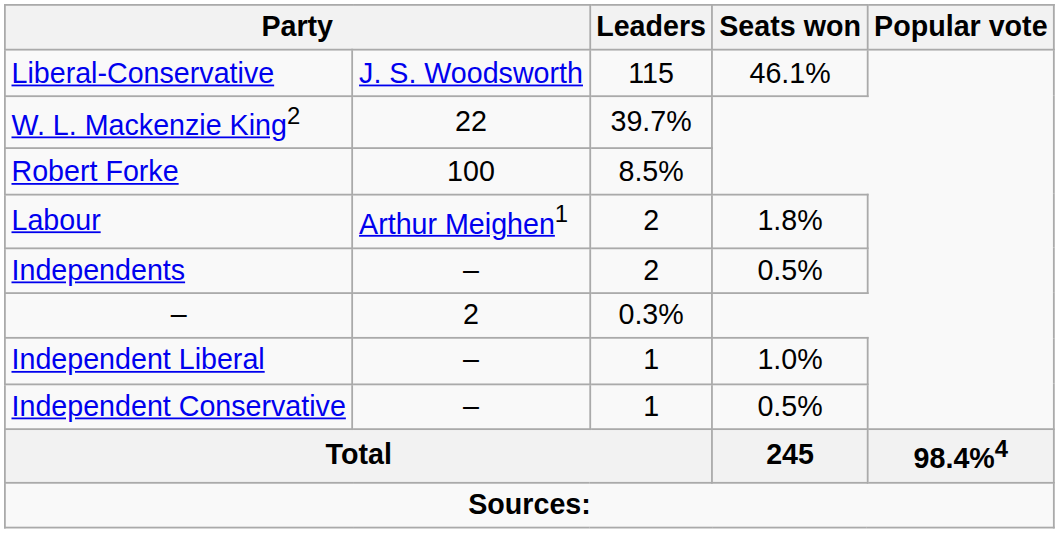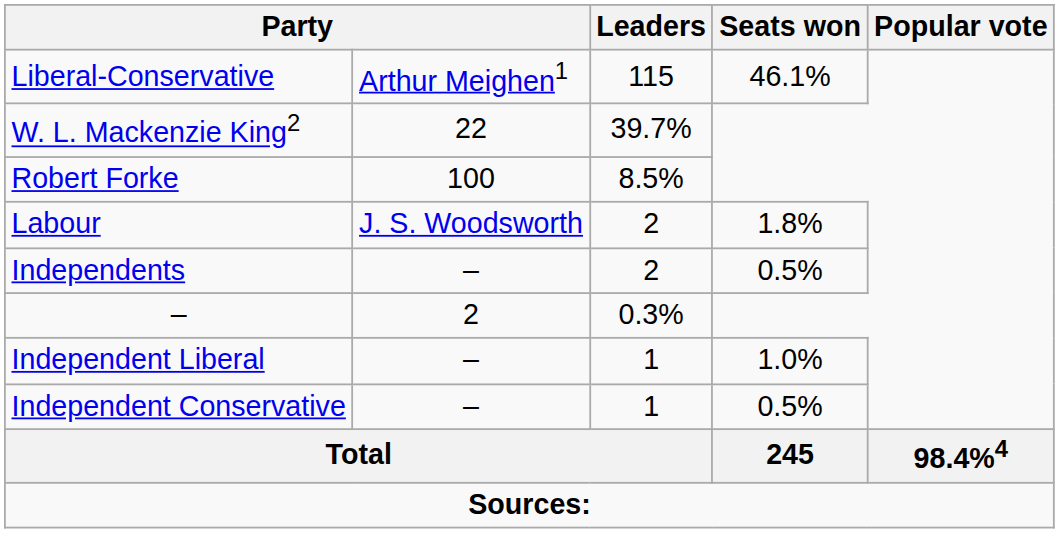(471, 72) J. S. Woodsworth -> (464, 76) Arthur Meighen1
(464, 220) Arthur Meighen1 -> (471, 224) J. S. Woodsworth
